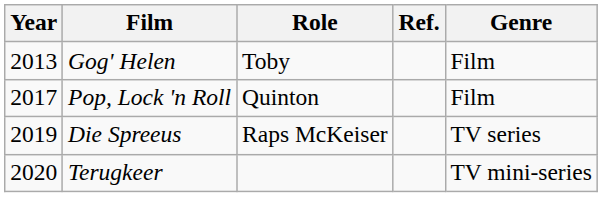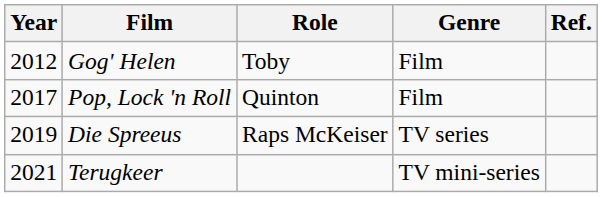columns swapped: (521, 23) <-> (419, 23)
(34, 60) 2013 -> (34, 60) 2012
(34, 172) 2020 -> (34, 172) 2021
